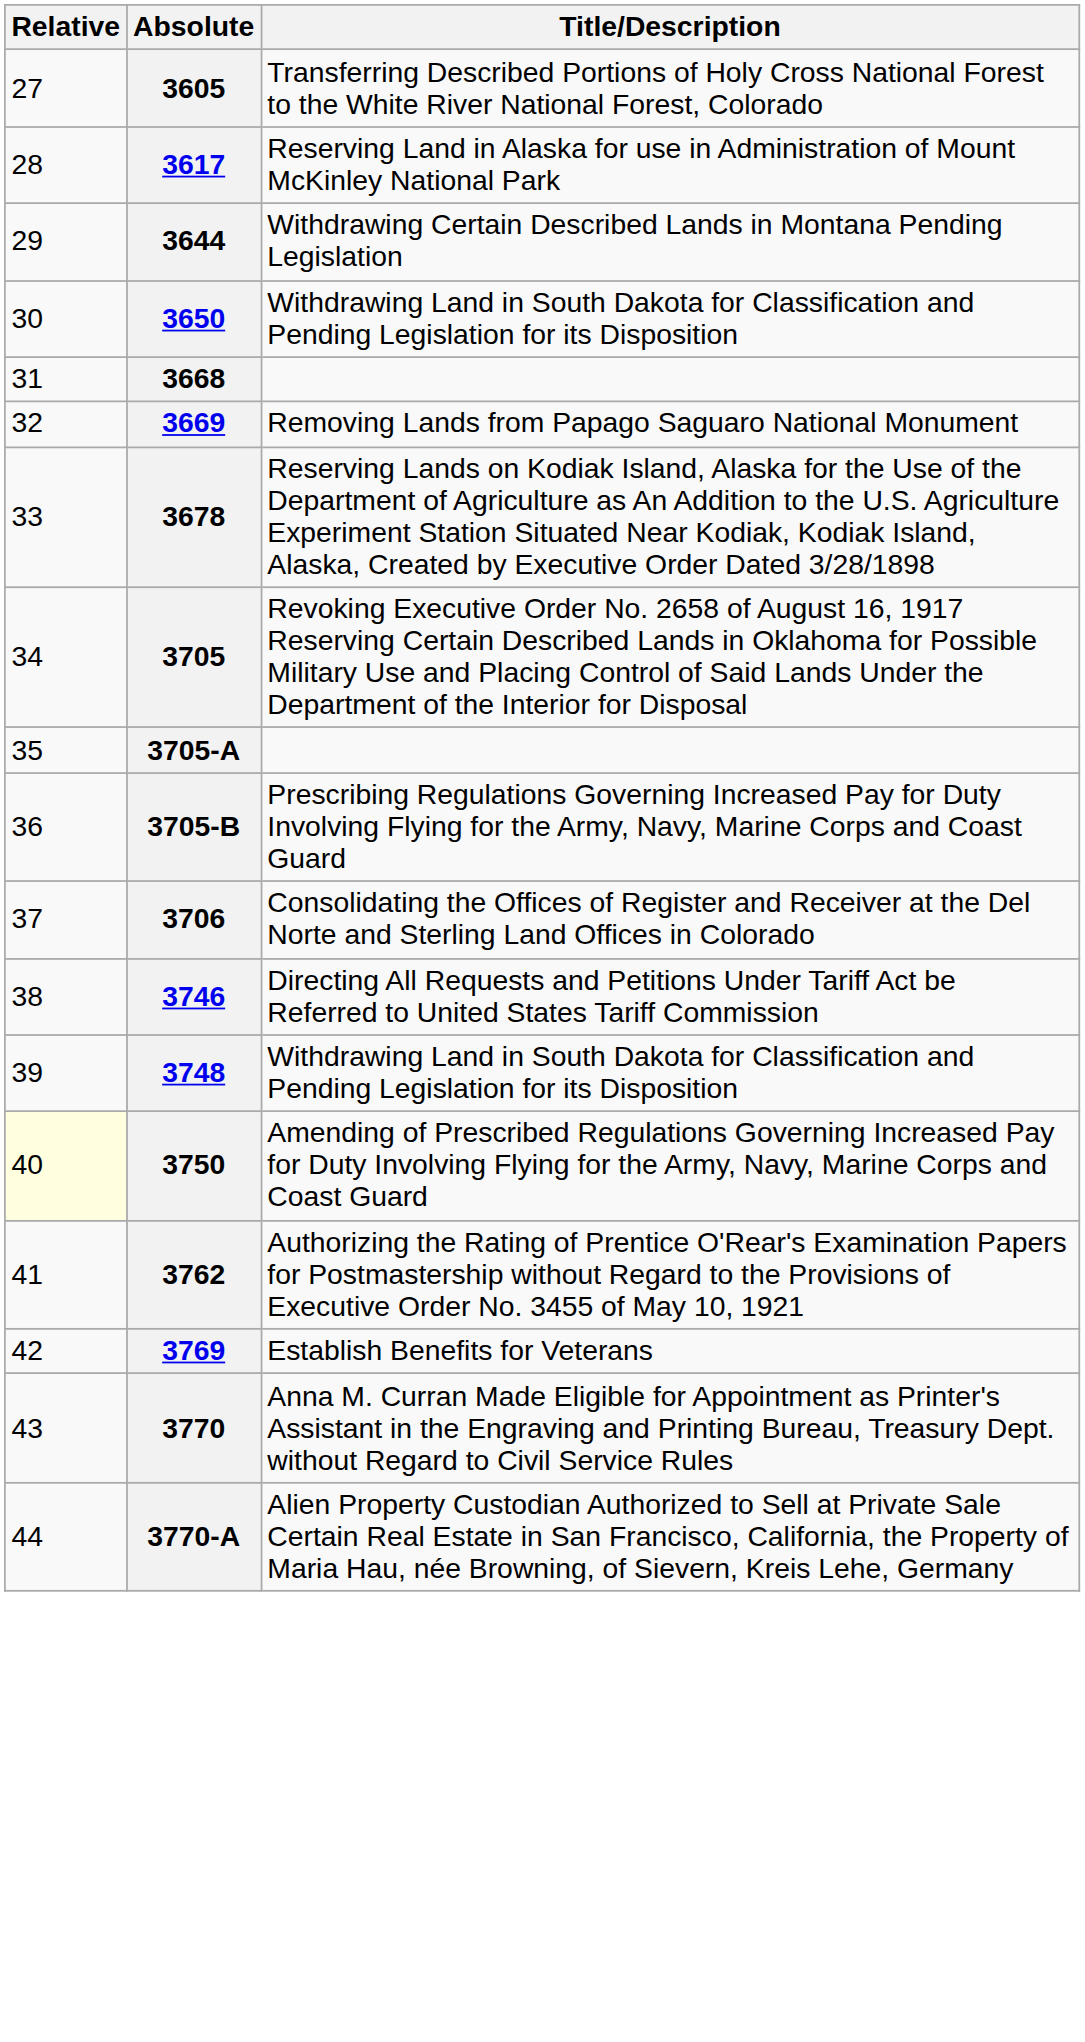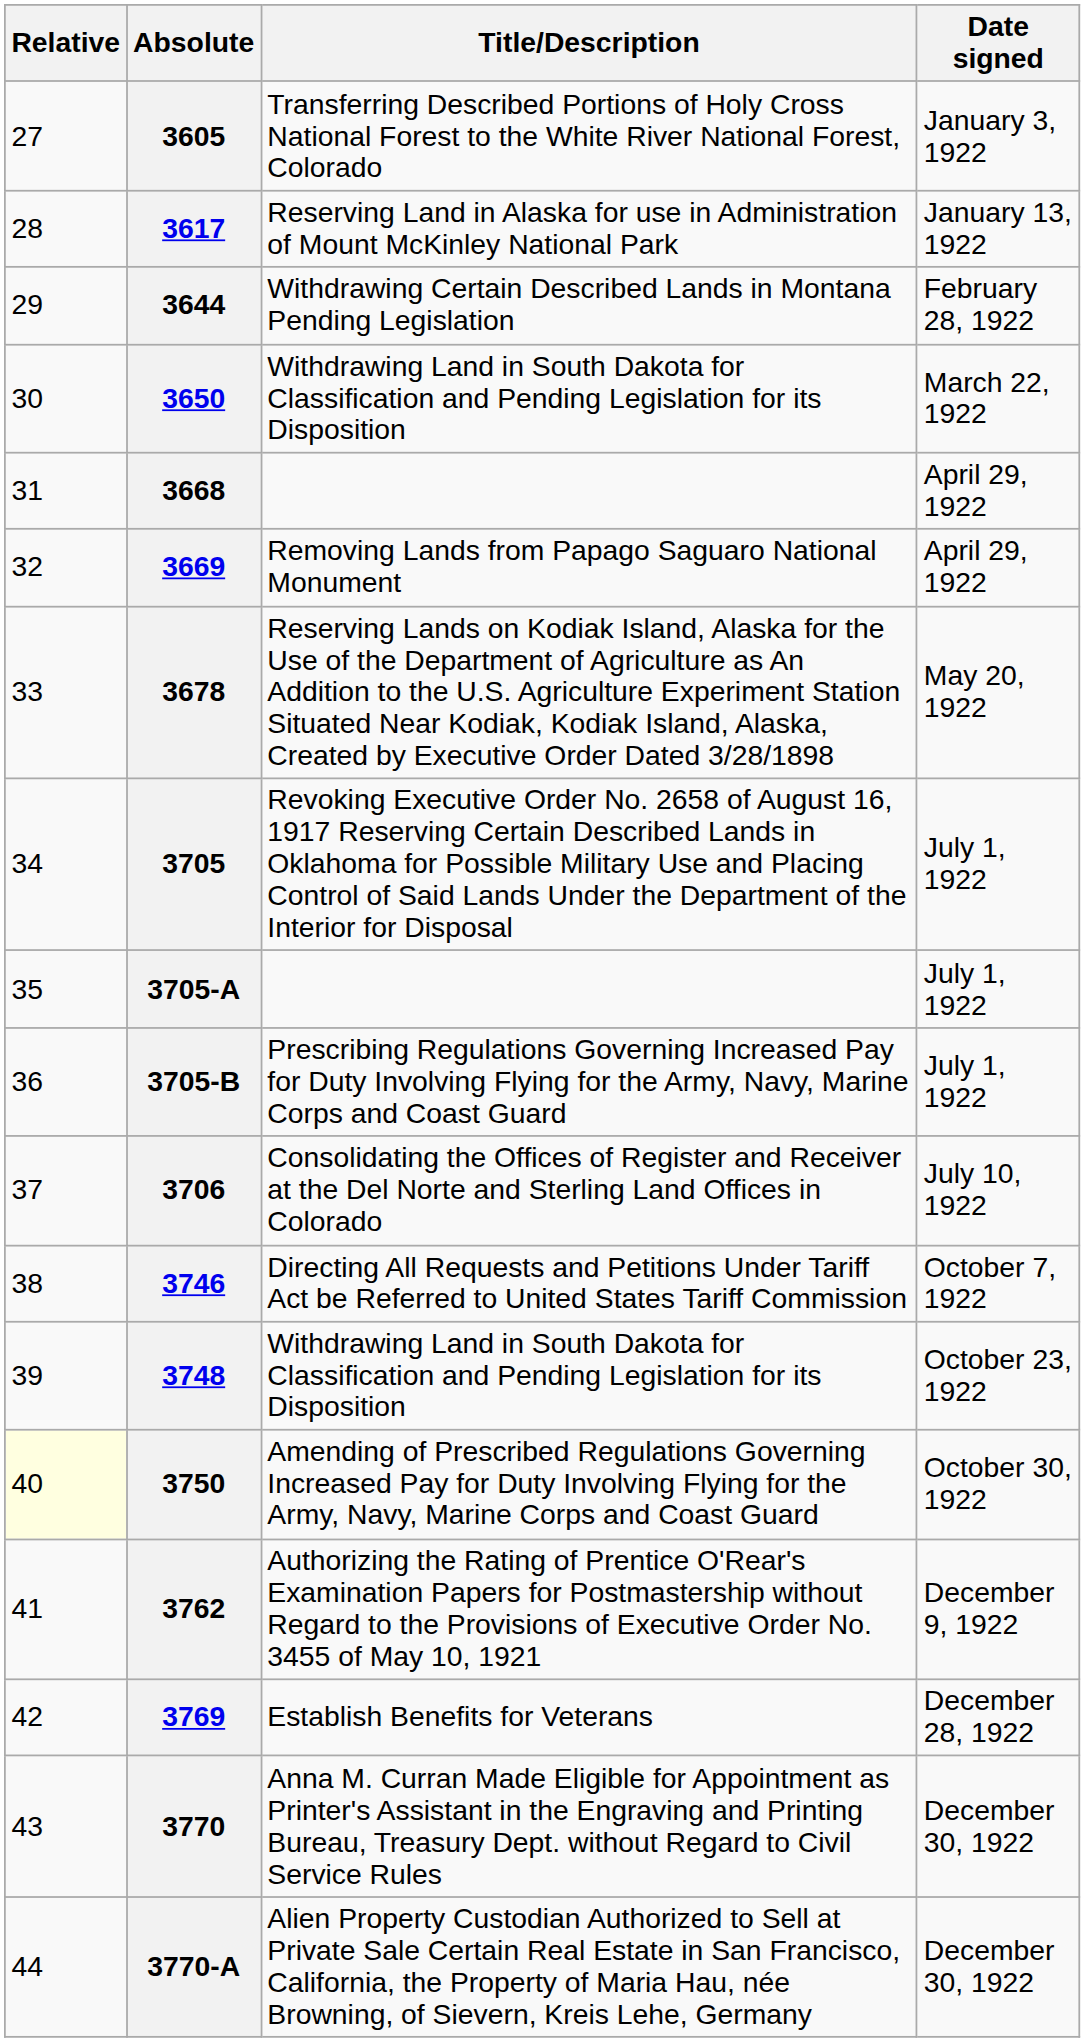+ column: (998, 42)
